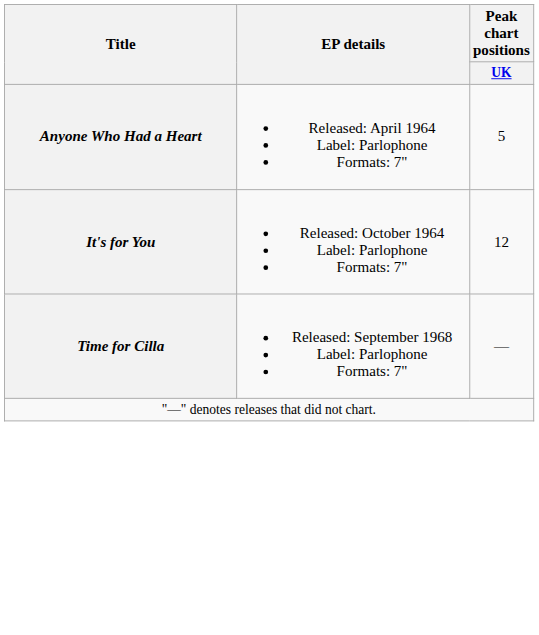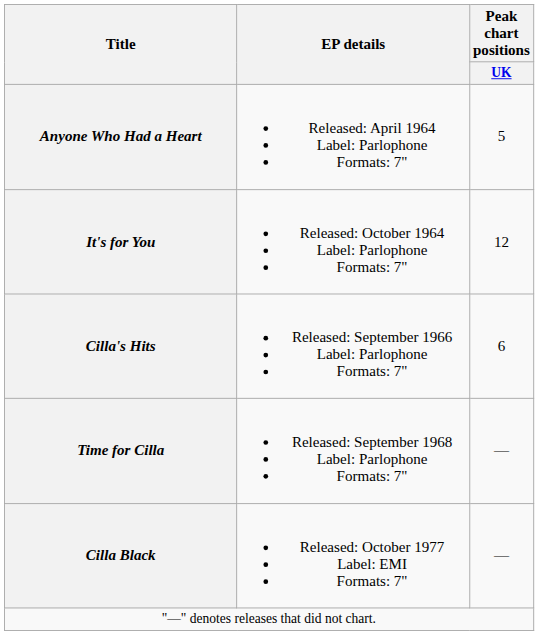+ row: (121, 346)
+ row: (121, 555)
